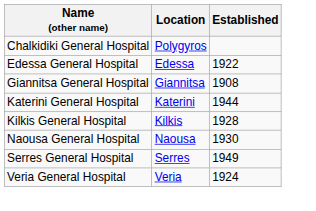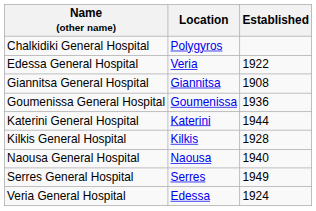(174, 64) Edessa -> (184, 64) Veria
+ row: (86, 102)
(225, 139) 1930 -> (256, 158) 1940
(168, 177) Veria -> (190, 196) Edessa
